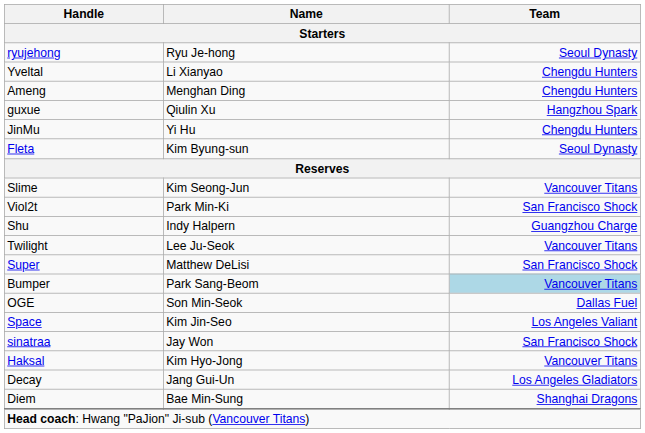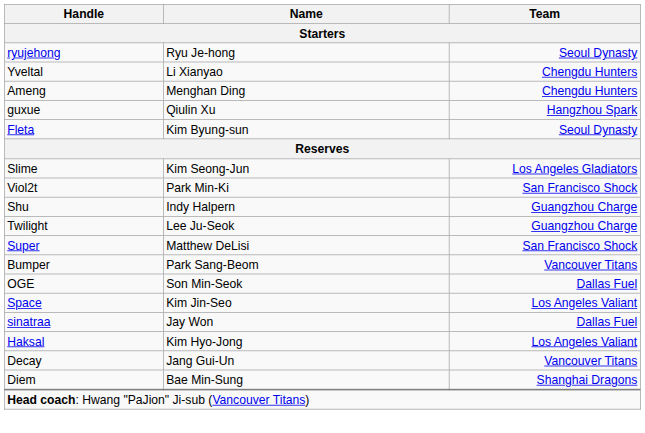- row: (23, 130)
(591, 187) Vancouver Titans -> (575, 168) Los Angeles Gladiators
(591, 245) Vancouver Titans -> (584, 226) Guangzhou Charge
(591, 284) lightblue background -> (591, 264) no background
(580, 341) San Francisco Shock -> (607, 322) Dallas Fuel
(591, 361) Vancouver Titans -> (584, 341) Los Angeles Valiant
(575, 380) Los Angeles Gladiators -> (591, 361) Vancouver Titans
